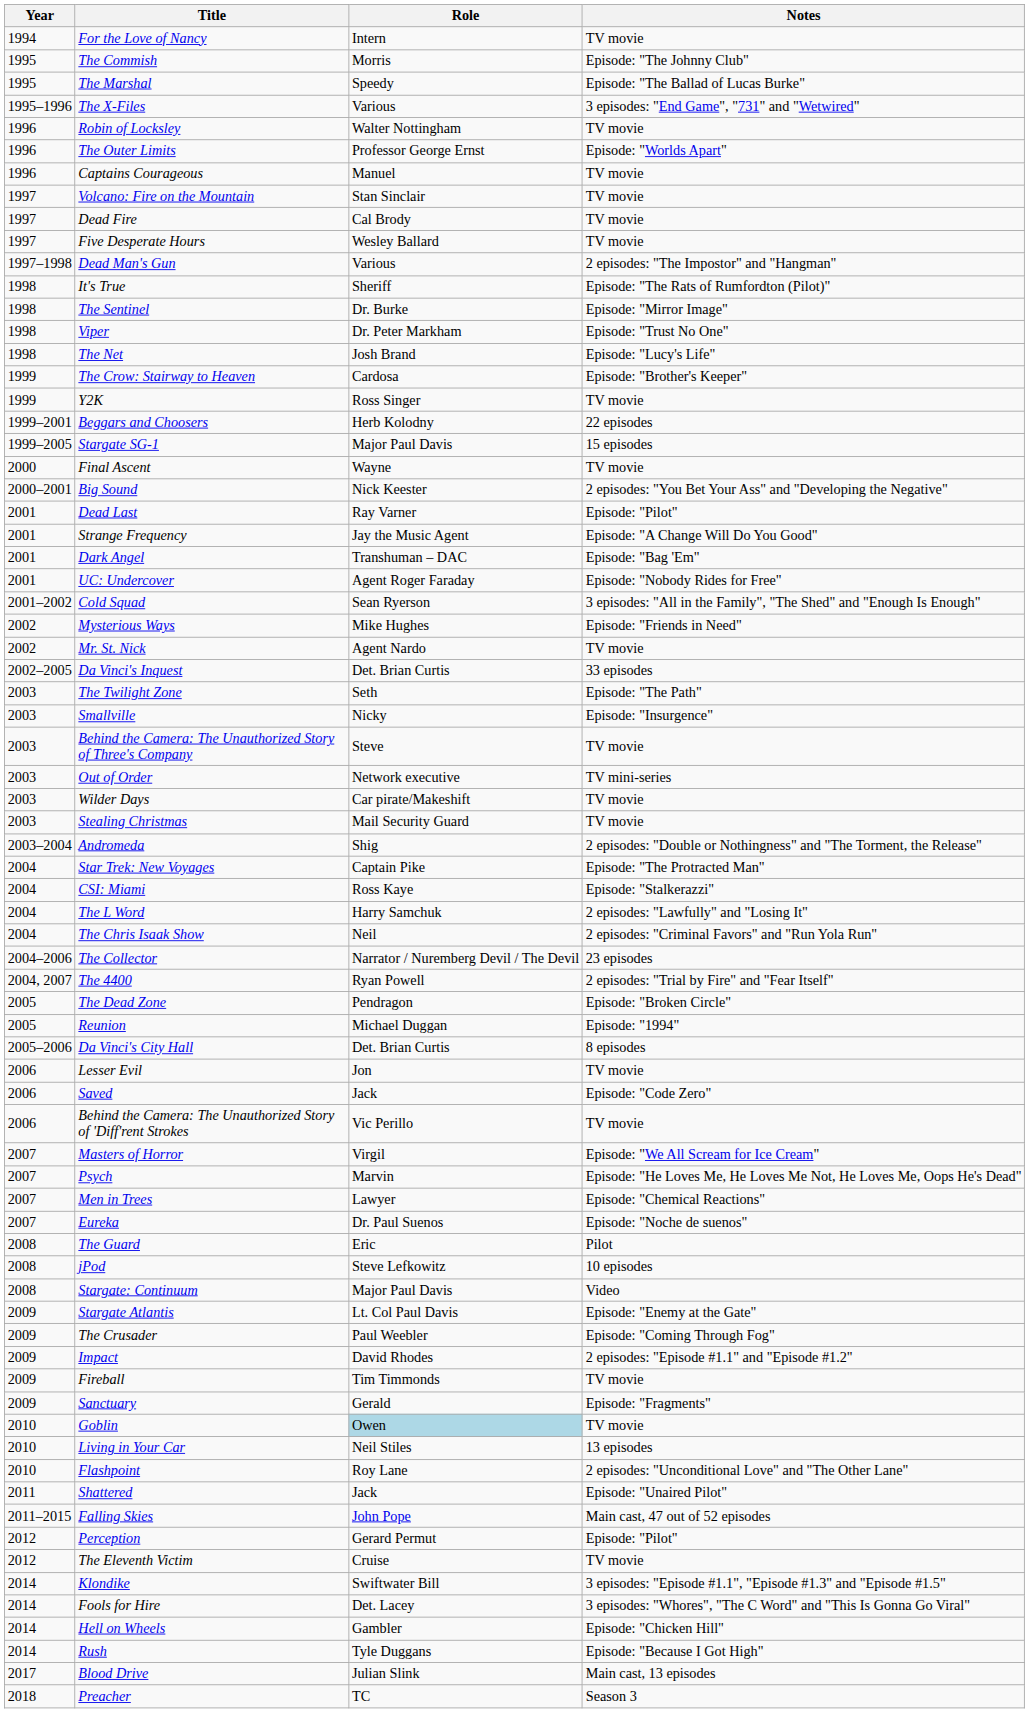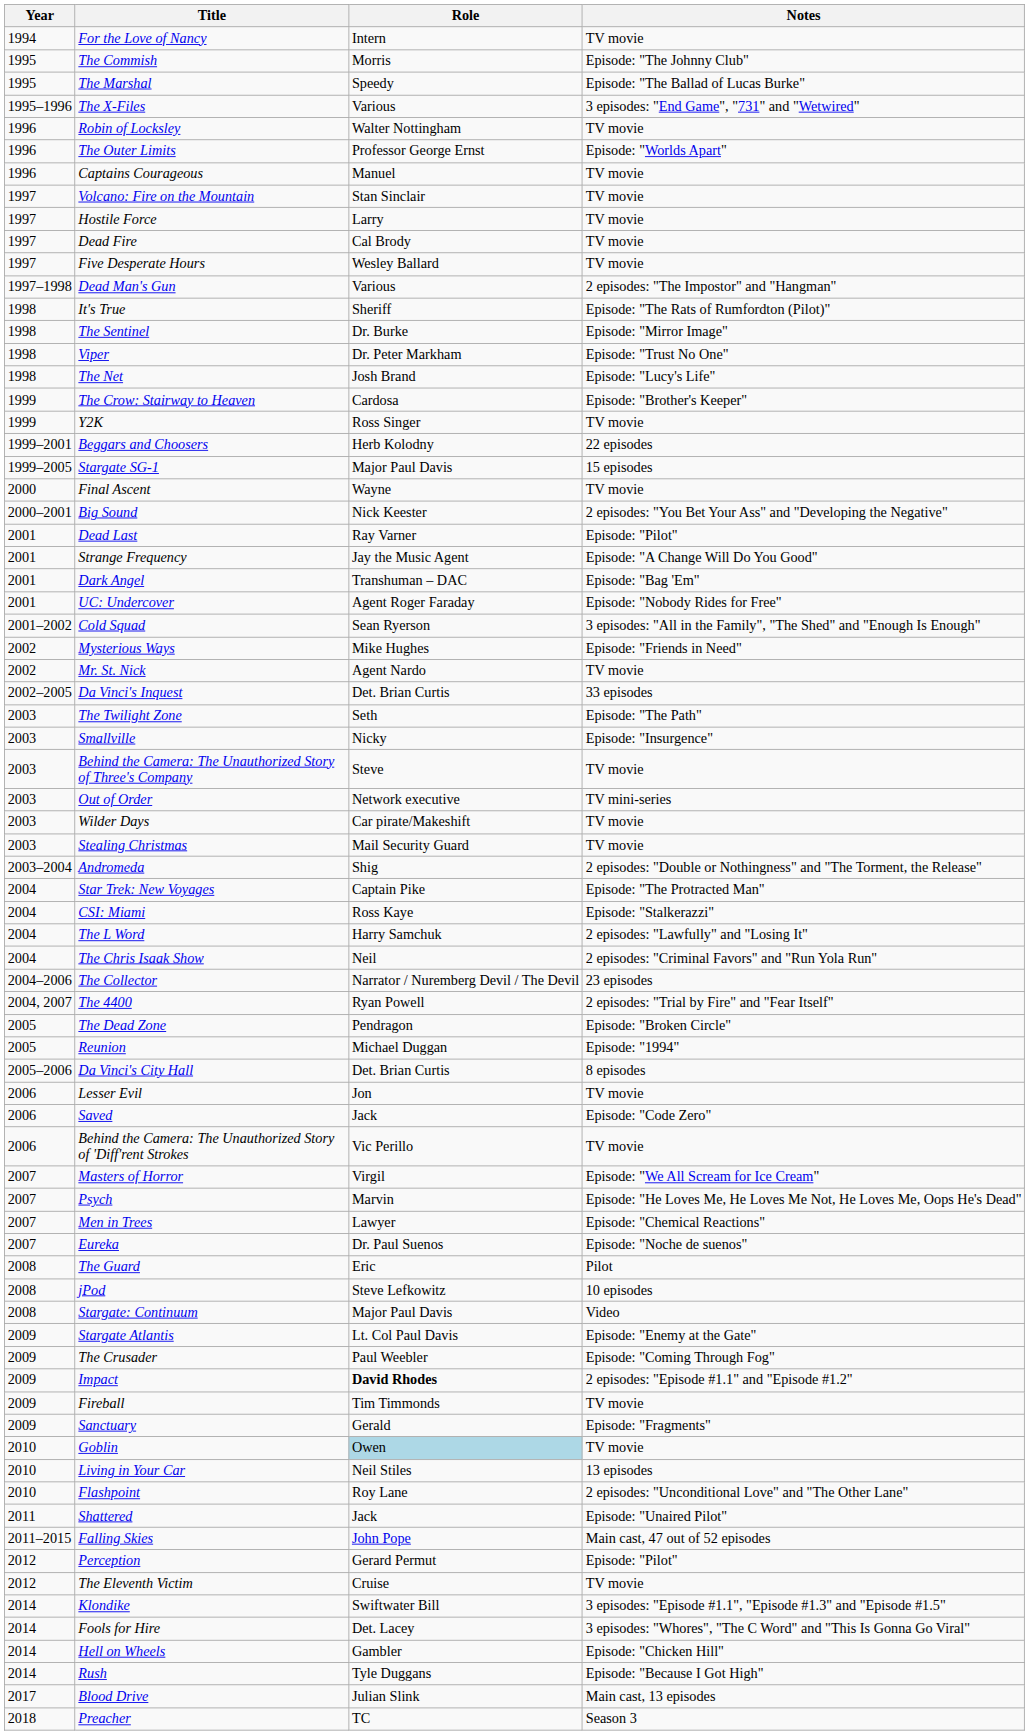+ row: (117, 219)
(392, 1357) normal -> (394, 1380) bold
